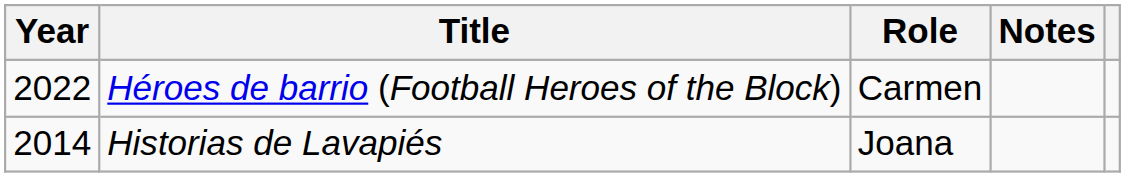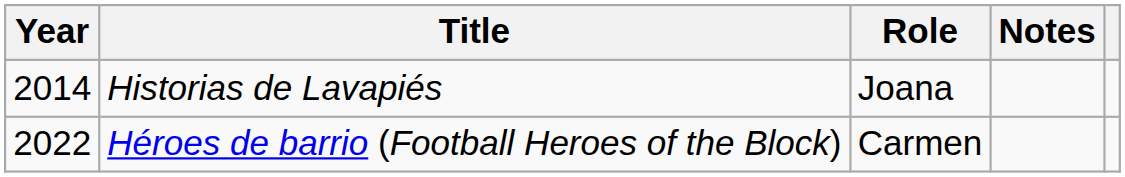rows swapped: (275, 143) <-> (474, 87)
